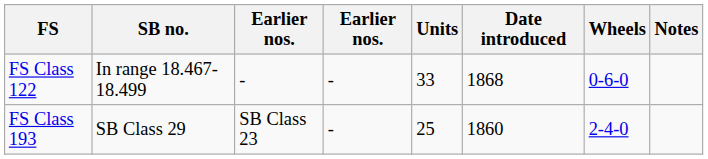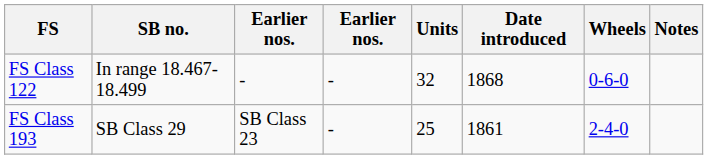(426, 79) 33 -> (426, 79) 32
(485, 129) 1860 -> (485, 129) 1861
